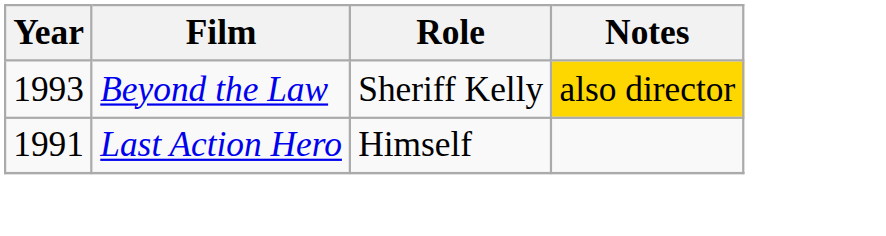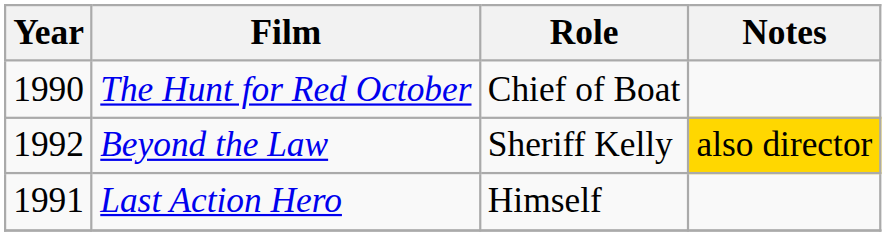+ row: (286, 88)
(49, 88) 1993 -> (49, 144) 1992
